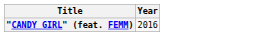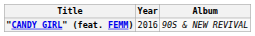+ column: (205, 11)
